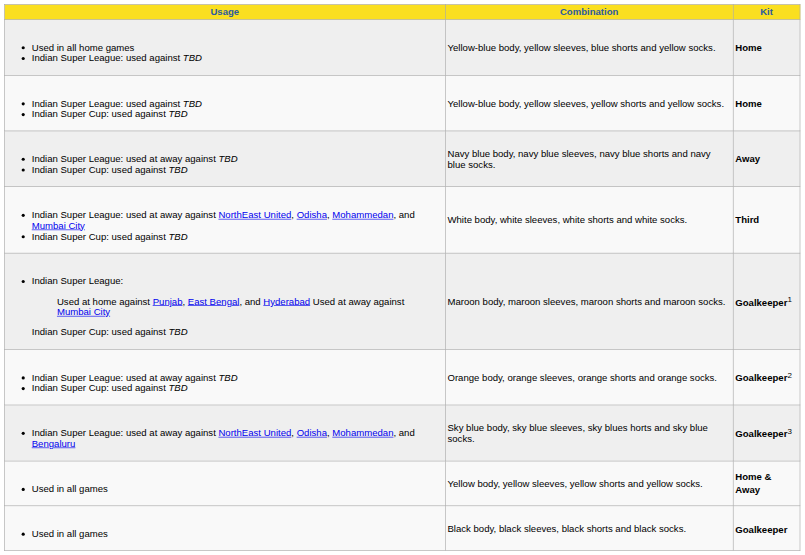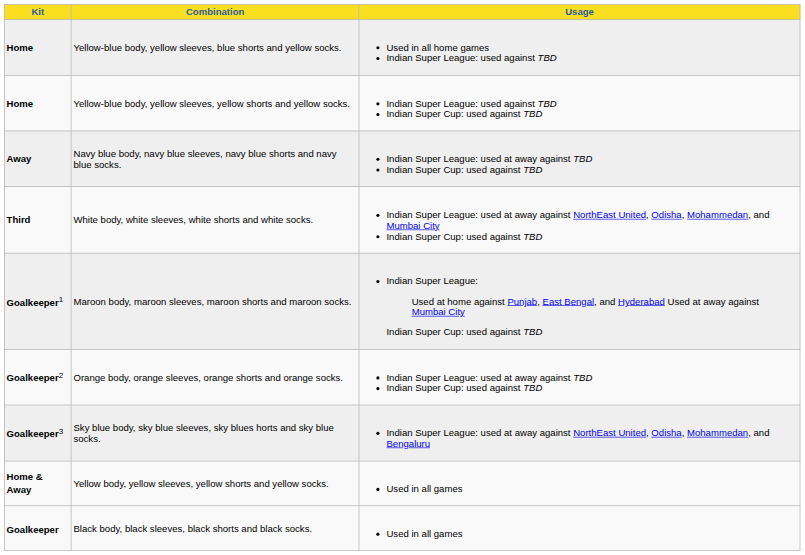columns swapped: (767, 12) <-> (225, 12)
